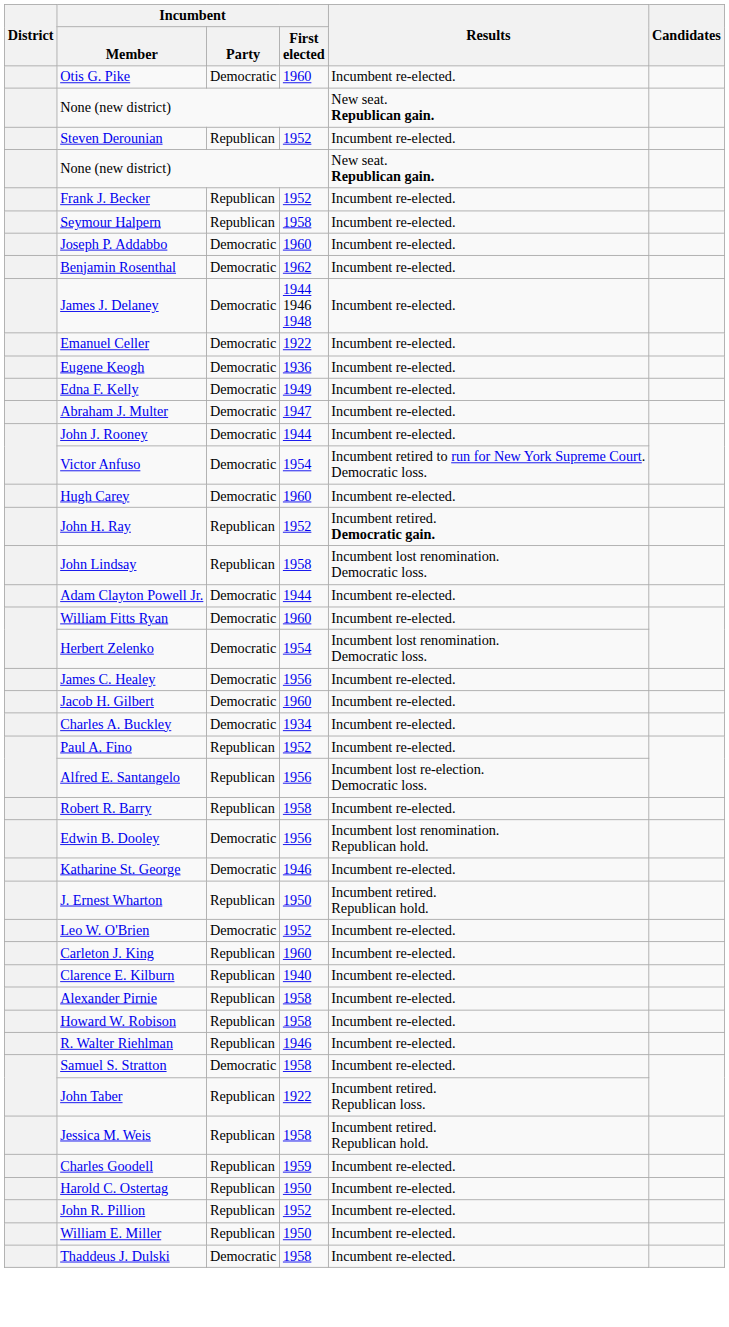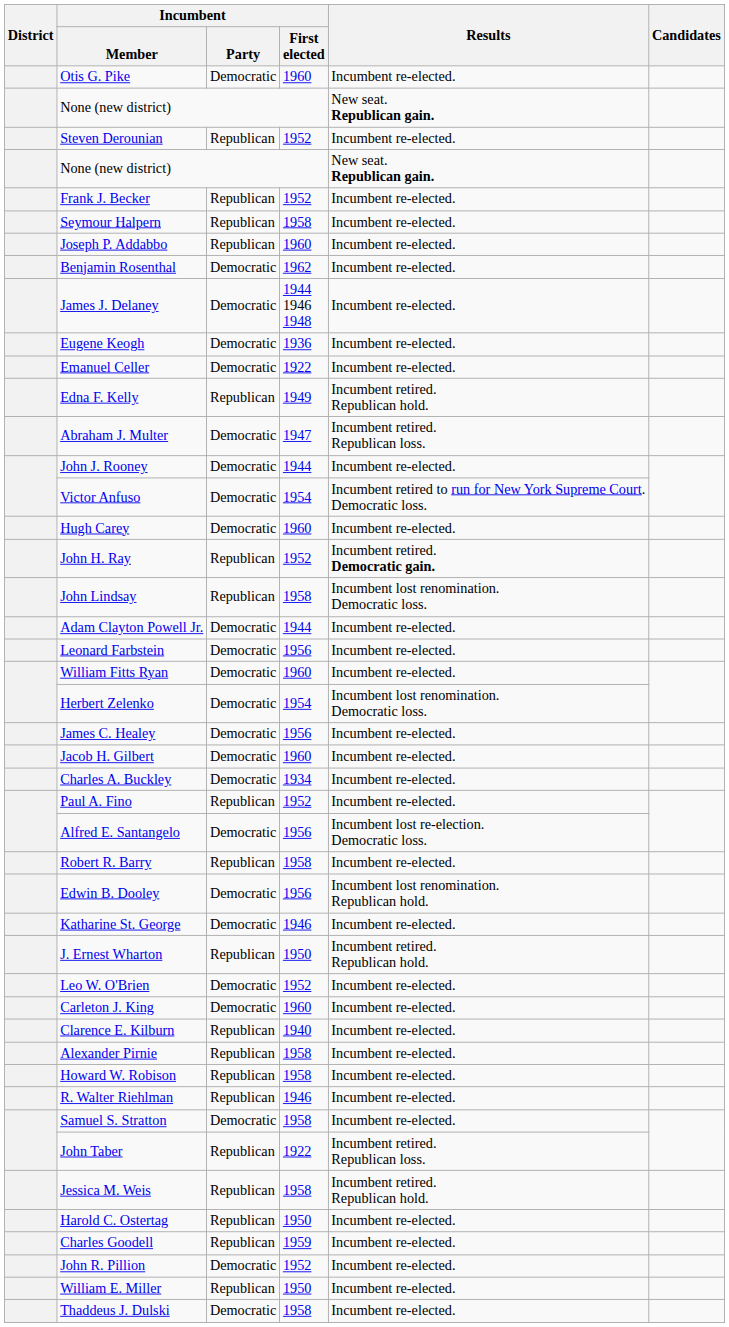(243, 244) Democratic -> (242, 244) Republican
rows swapped: (105, 344) <-> (102, 366)
(243, 389) Democratic -> (242, 397) Republican
(393, 389) Incumbent re-elected. -> (384, 397) Incumbent retired. Republican hold.
(393, 412) Incumbent re-elected. -> (384, 436) Incumbent retired. Republican loss.
+ row: (112, 650)
(242, 777) Republican -> (243, 832) Democratic
(242, 953) Republican -> (243, 1007) Democratic
rows swapped: (114, 1188) <-> (107, 1166)
(242, 1211) Republican -> (243, 1265) Democratic
